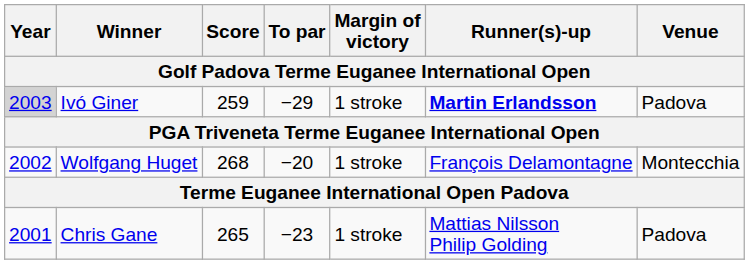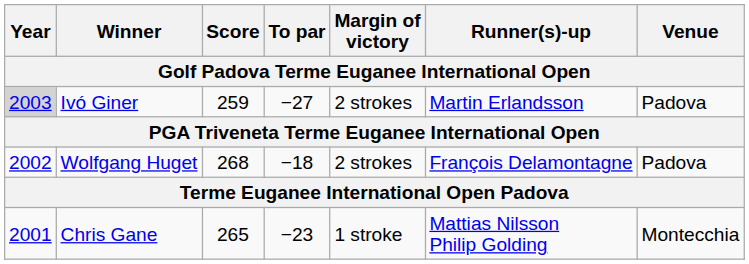(297, 102) −29 -> (297, 102) −27
(368, 102) 1 stroke -> (373, 102) 2 strokes
(513, 102) bold -> (507, 102) normal
(297, 163) −20 -> (297, 163) −18
(368, 163) 1 stroke -> (373, 163) 2 strokes
(690, 163) Montecchia -> (674, 163) Padova
(674, 234) Padova -> (690, 234) Montecchia
